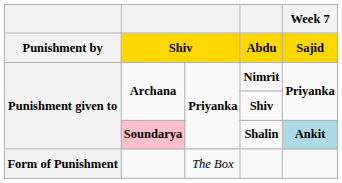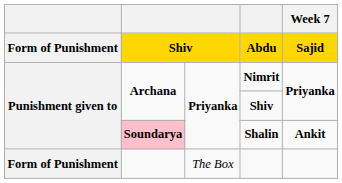(63, 47) Punishment by -> (63, 47) Form of Punishment
(310, 134) lightblue background -> (310, 134) no background
